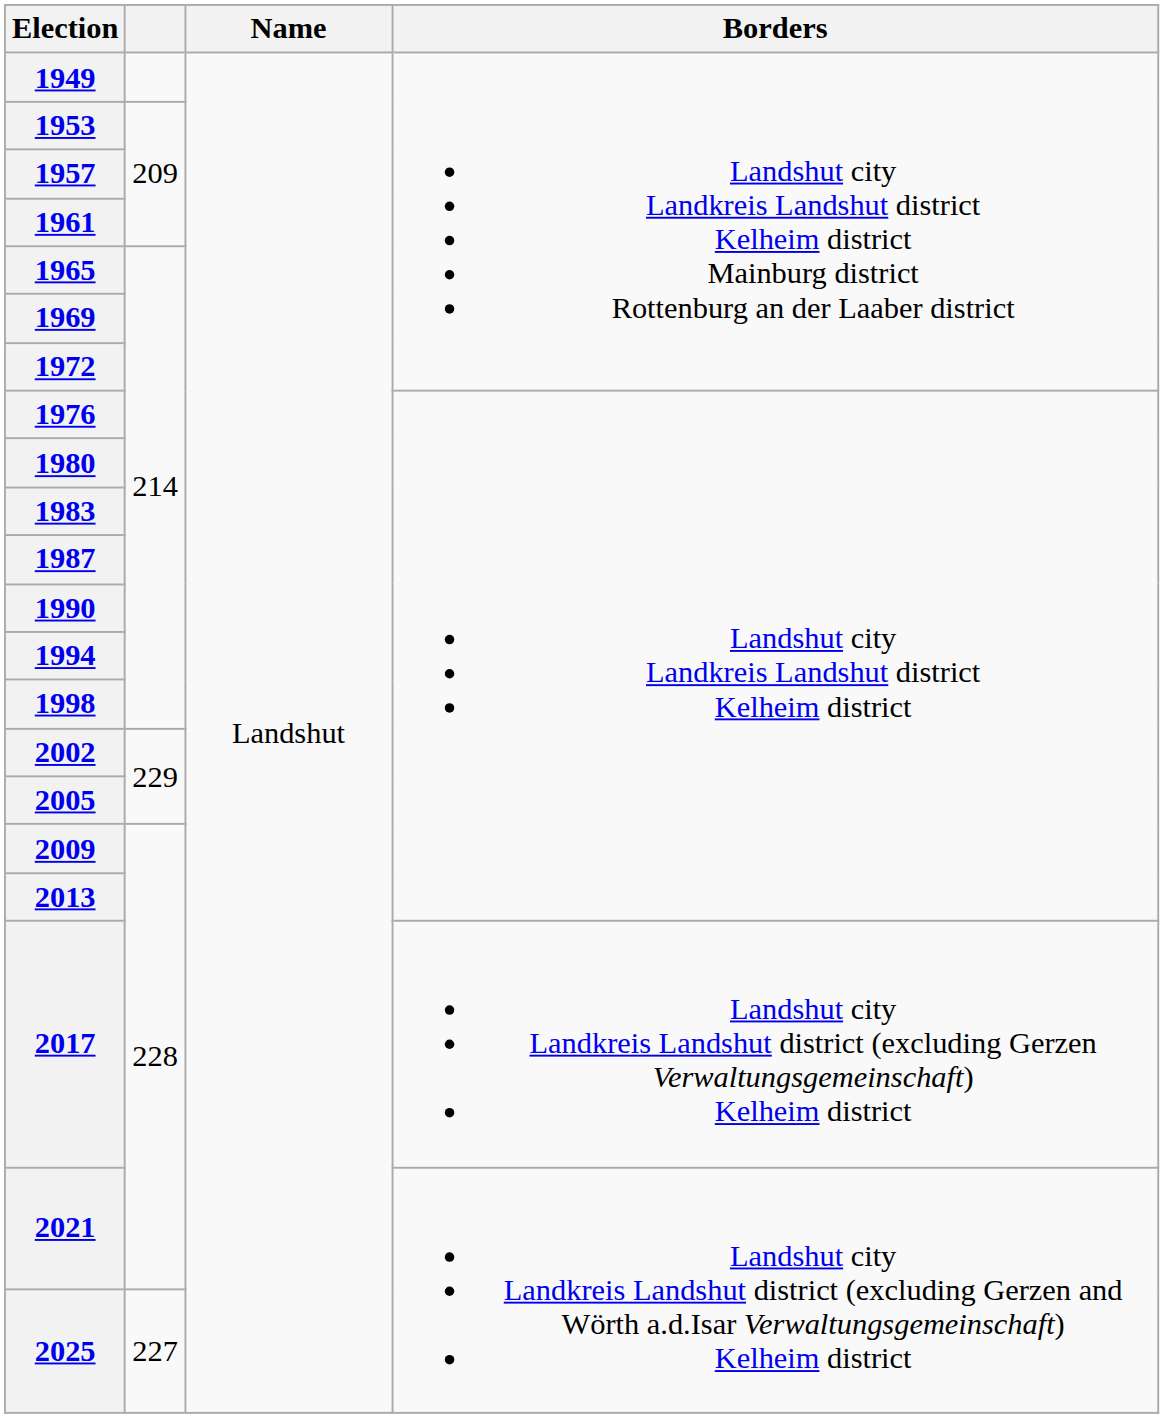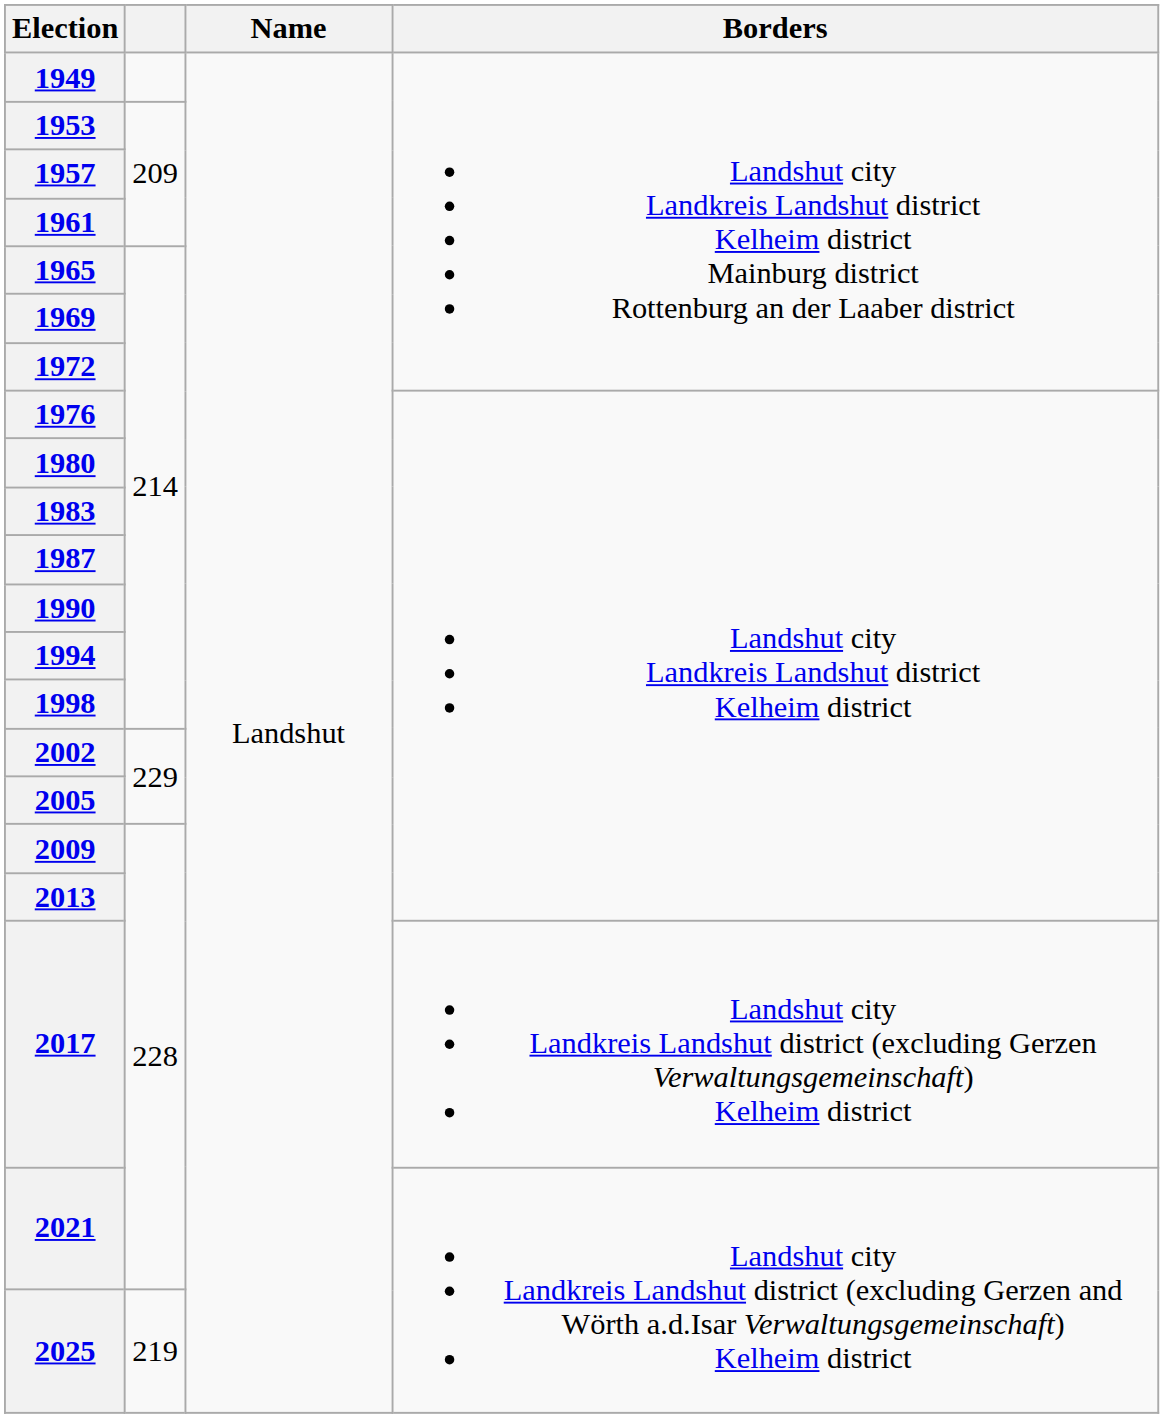(155, 1350) 227 -> (155, 1350) 219
